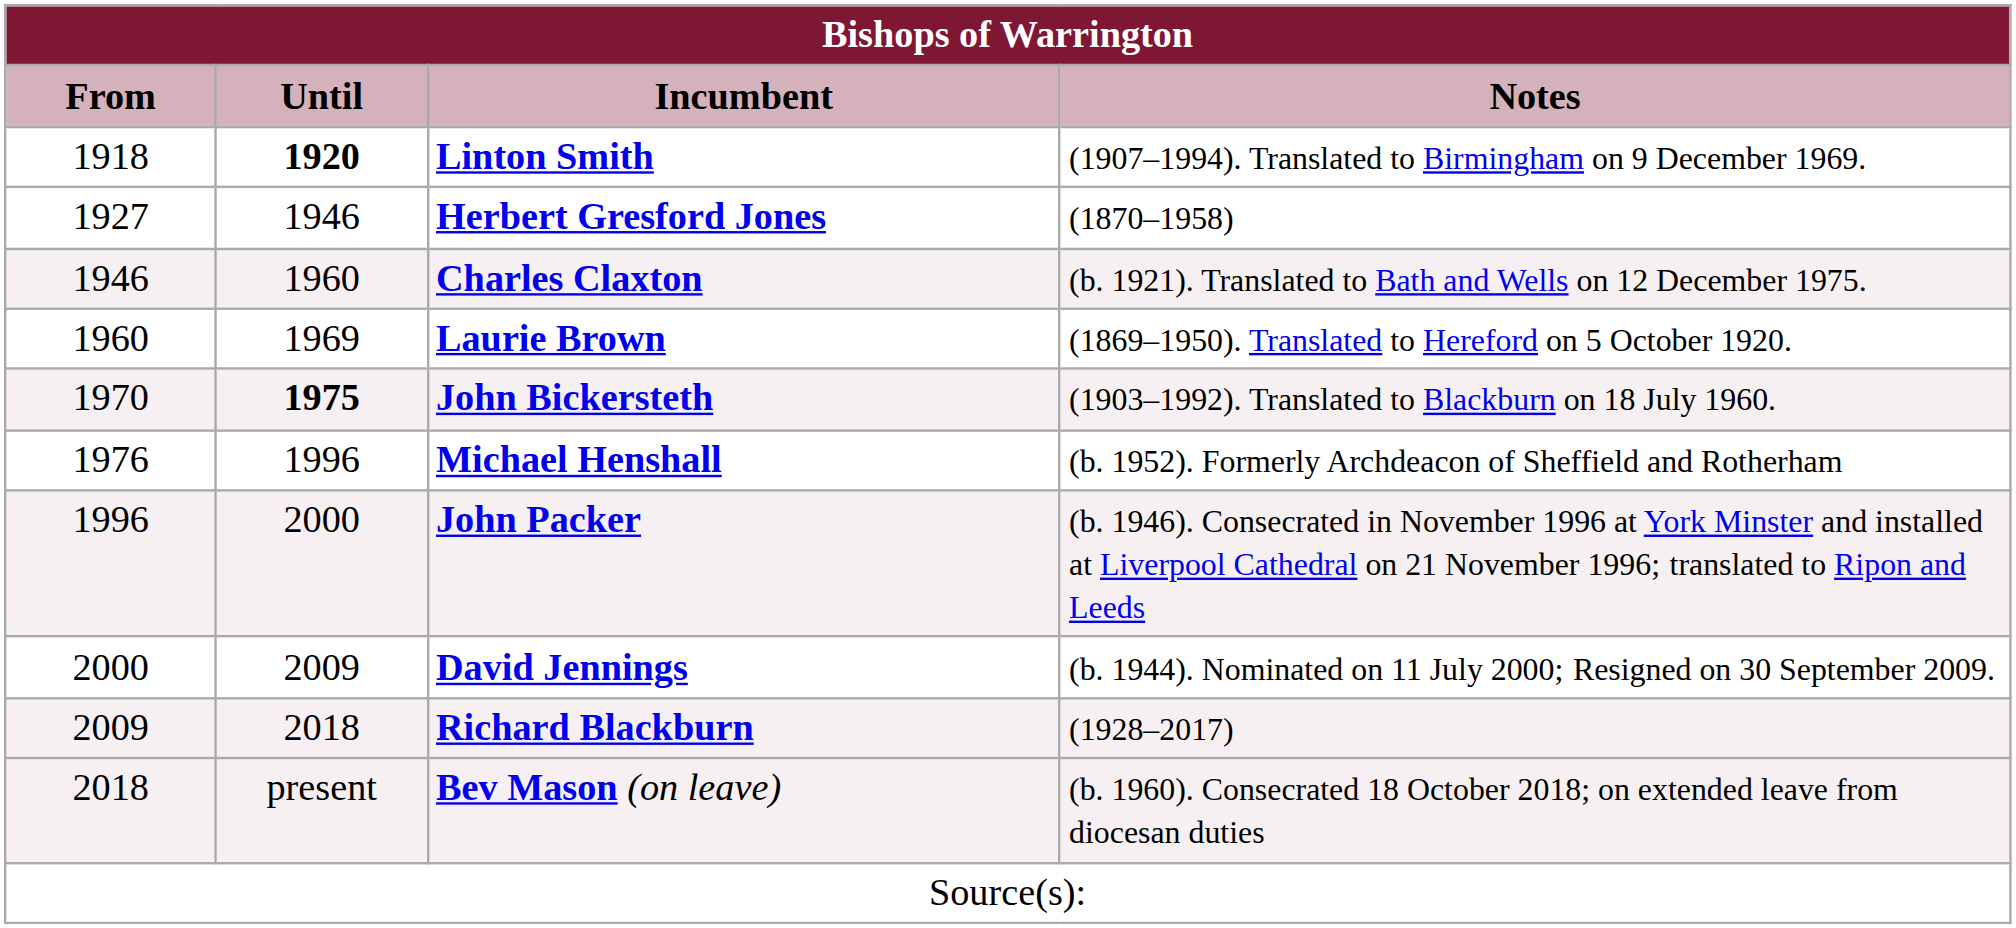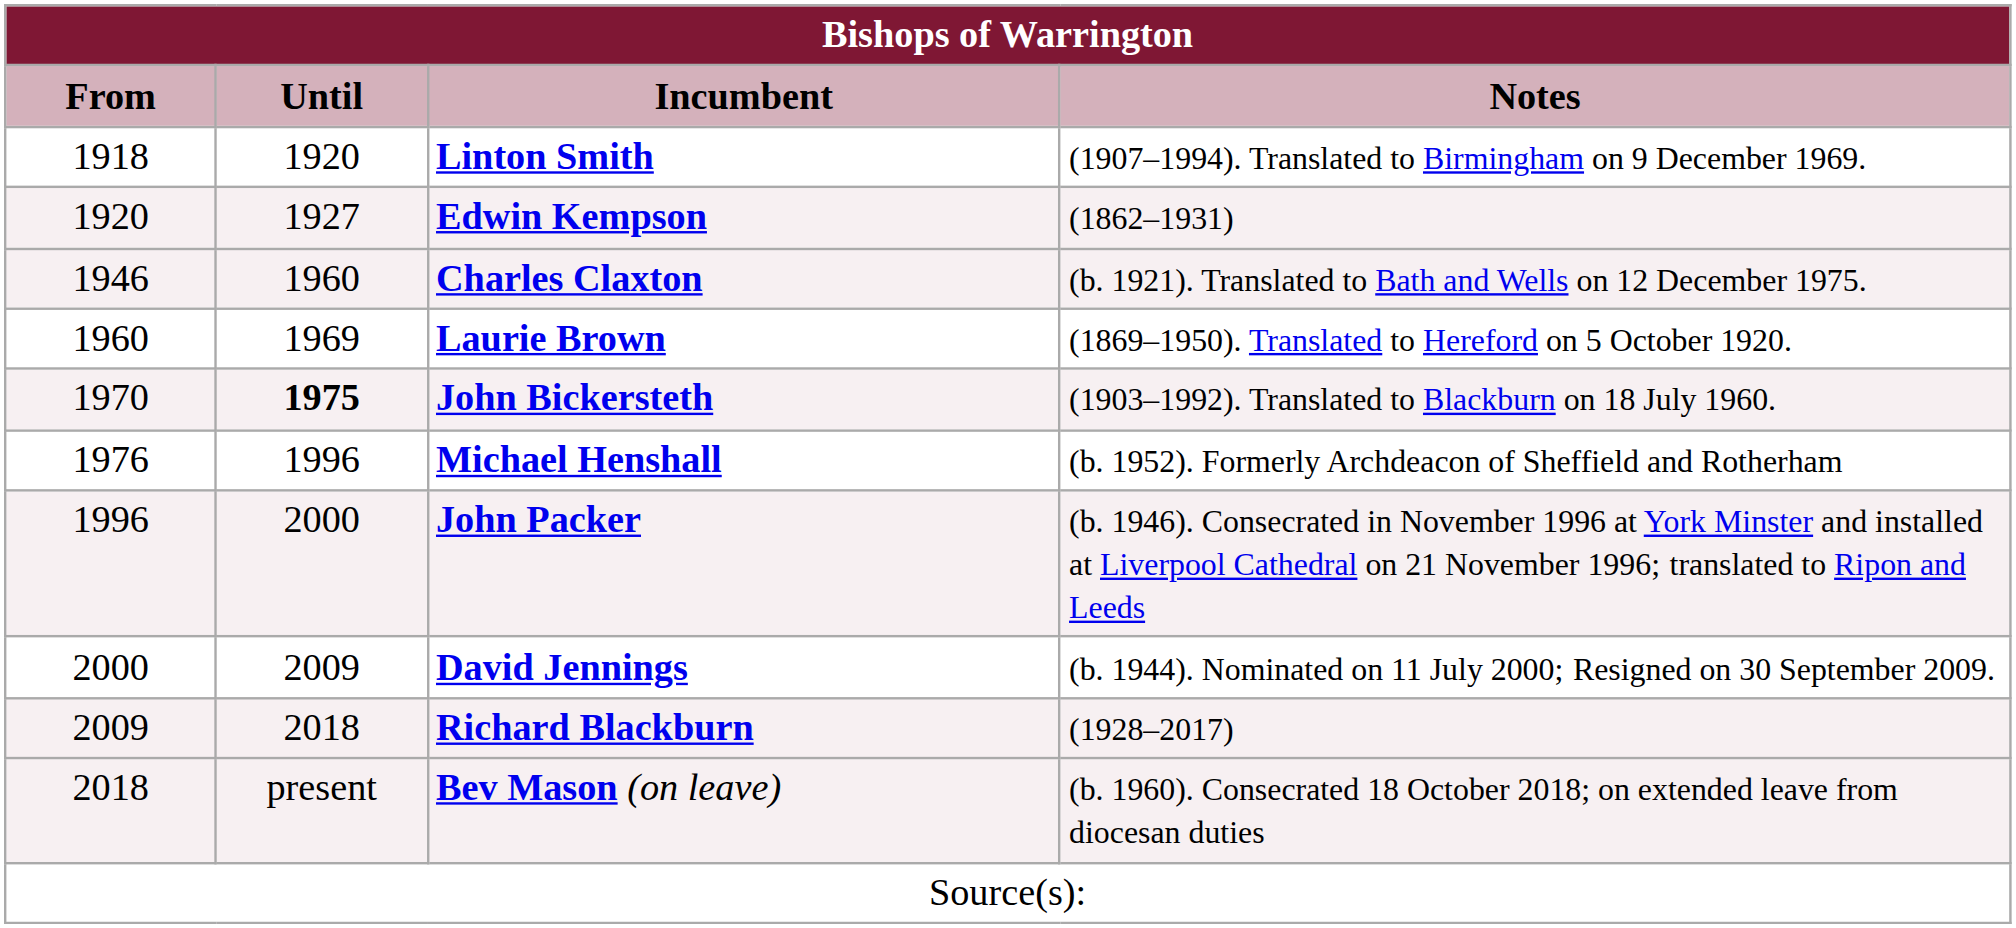(322, 156) bold -> (322, 156) normal
+ row: (571, 216)
- row: (631, 216)
